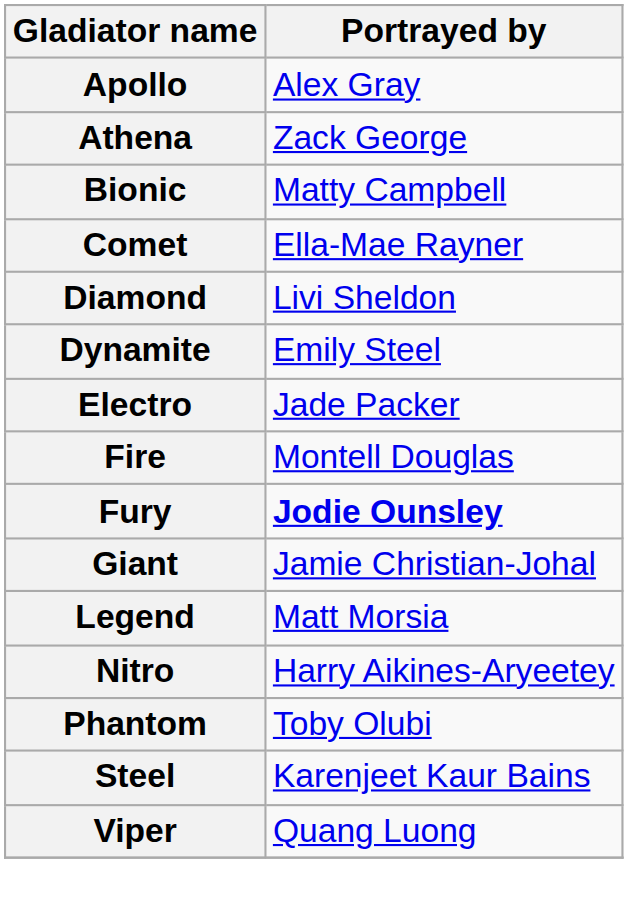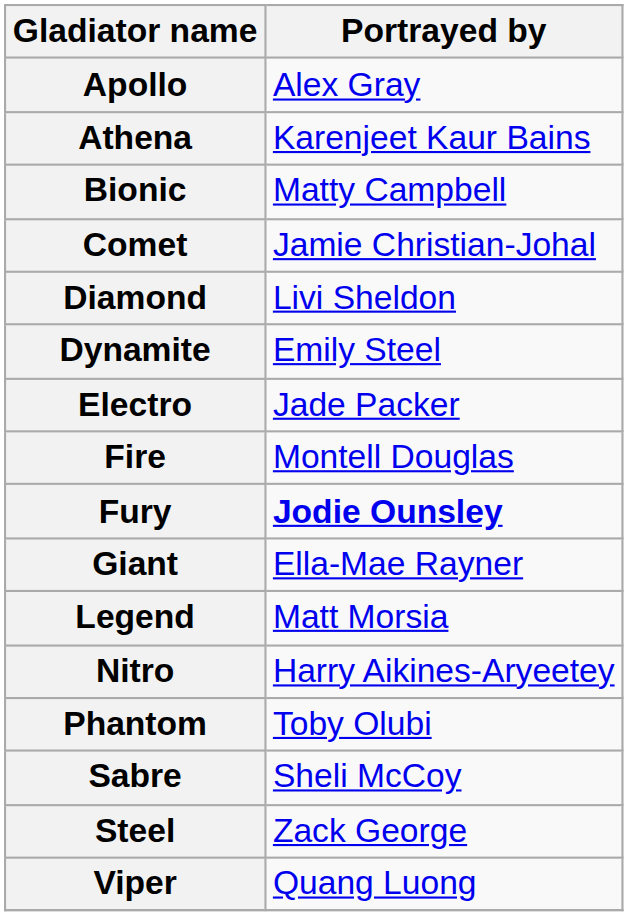(370, 137) Zack George -> (432, 137) Karenjeet Kaur Bains
(398, 244) Ella-Mae Rayner -> (434, 244) Jamie Christian-Johal
(434, 564) Jamie Christian-Johal -> (398, 564) Ella-Mae Rayner
+ row: (135, 777)
(432, 777) Karenjeet Kaur Bains -> (370, 830) Zack George
